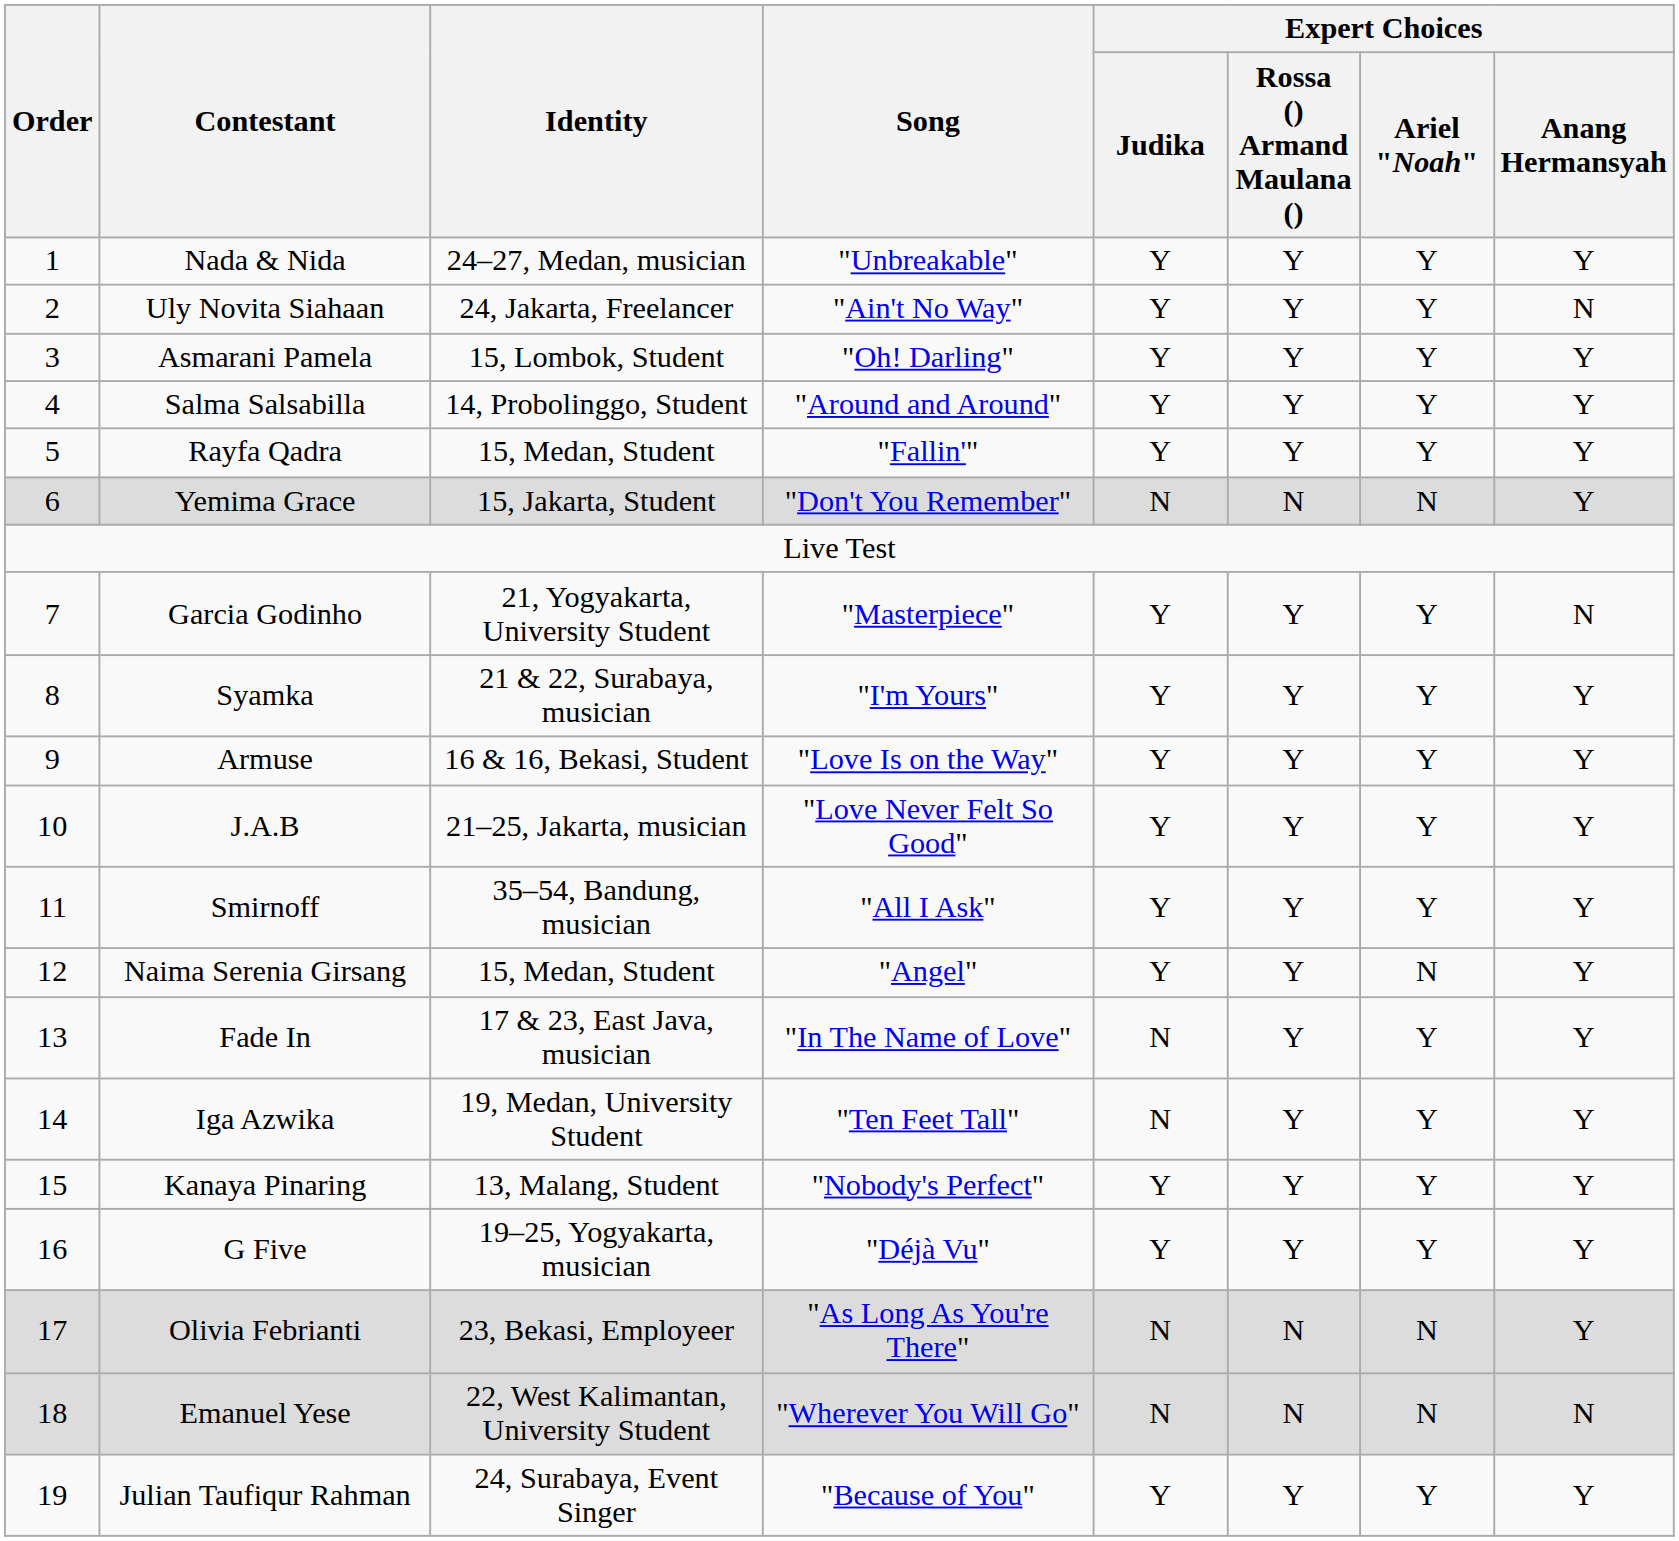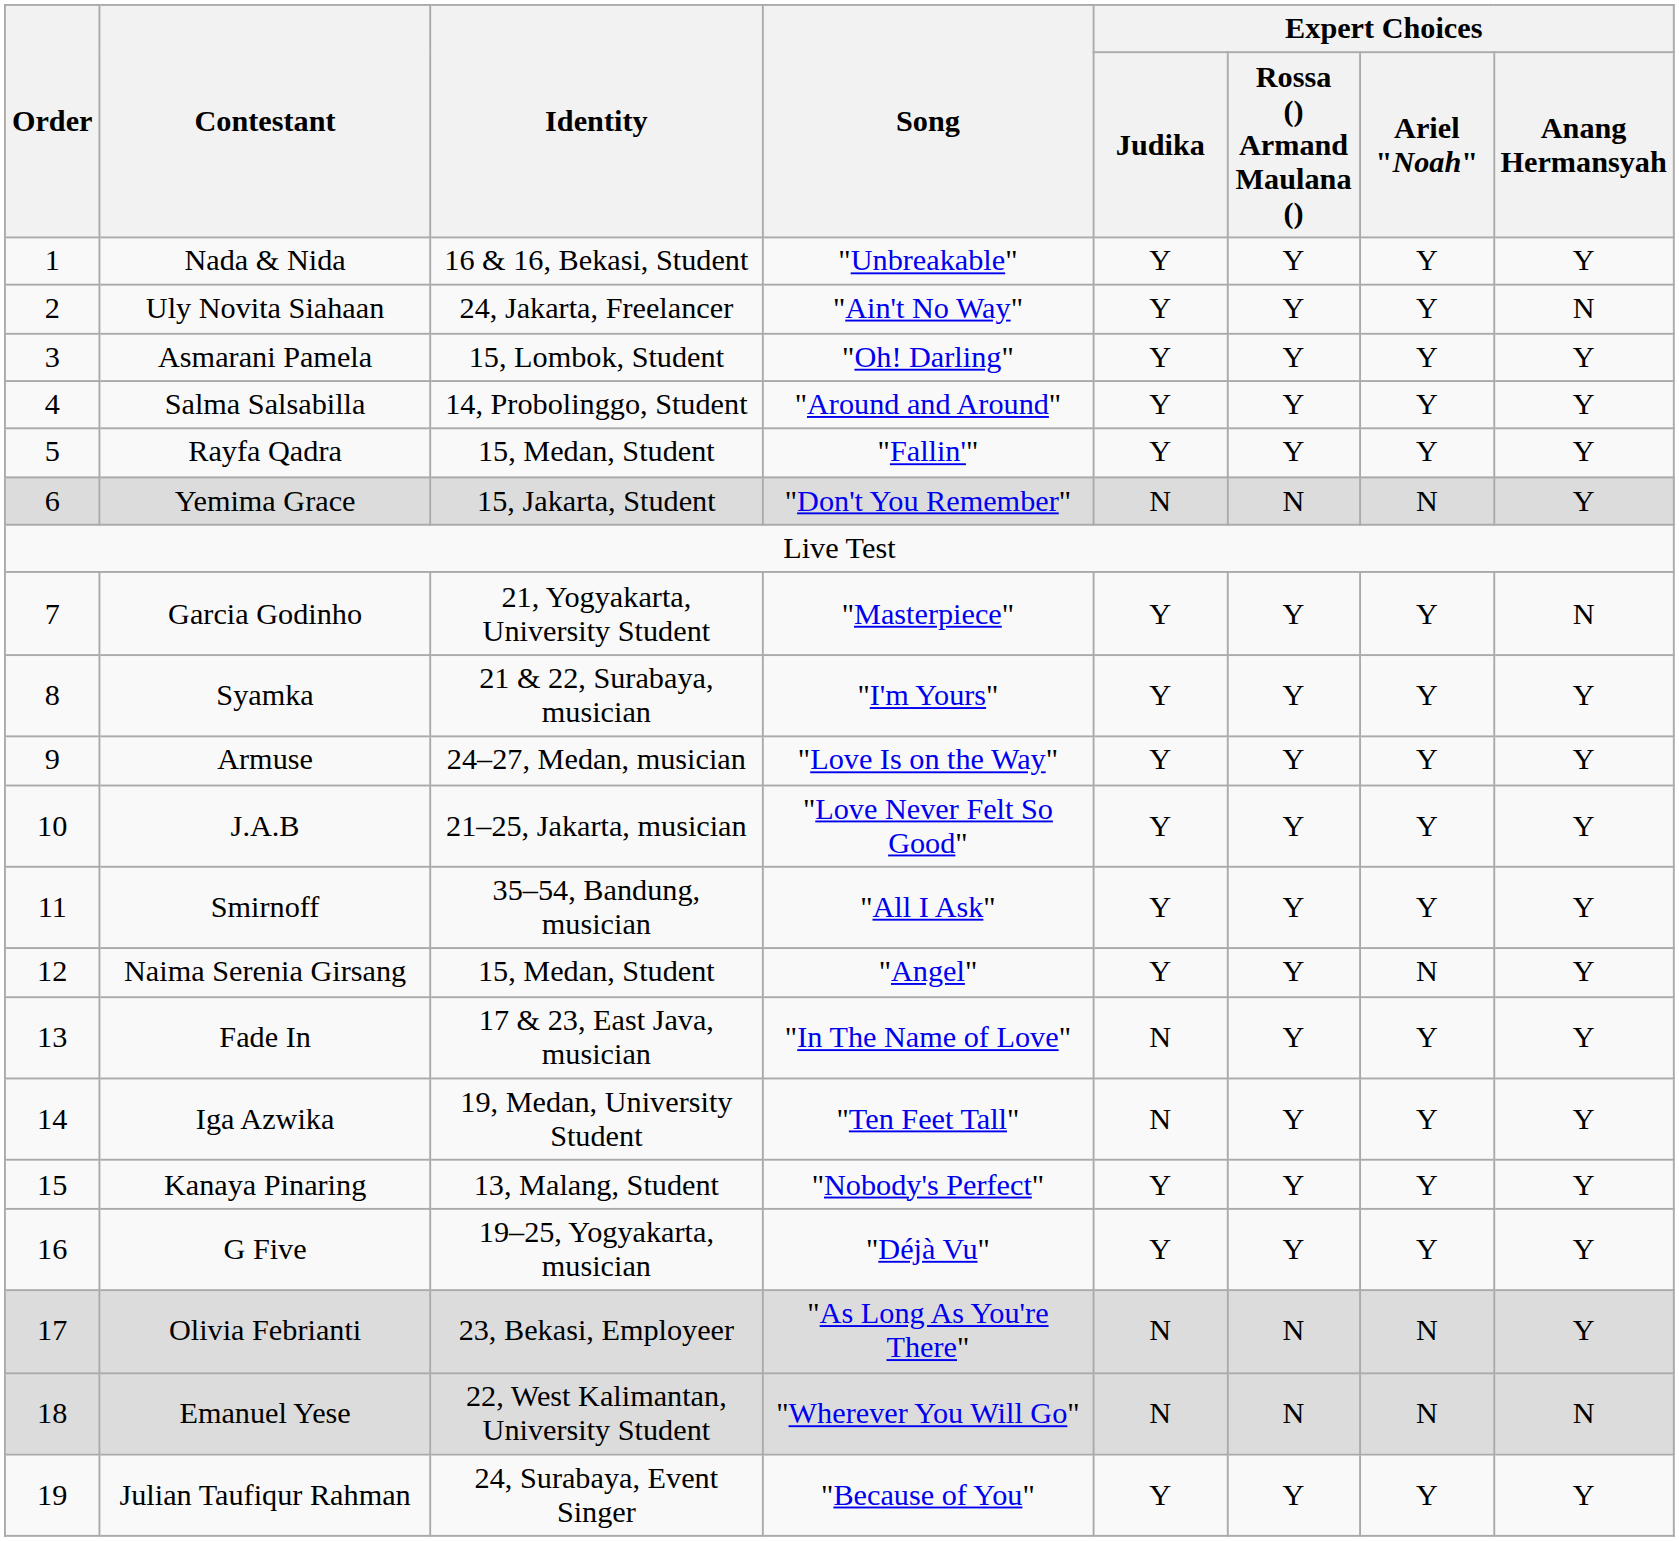(596, 260) 24–27, Medan, musician -> (596, 260) 16 & 16, Bekasi, Student
(596, 760) 16 & 16, Bekasi, Student -> (596, 760) 24–27, Medan, musician
